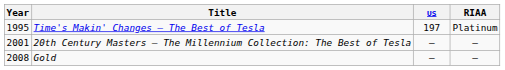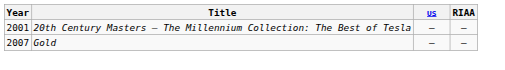- row: (149, 27)
(18, 58) 2008 -> (18, 42) 2007
